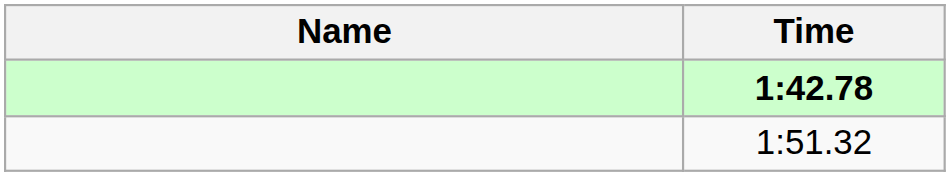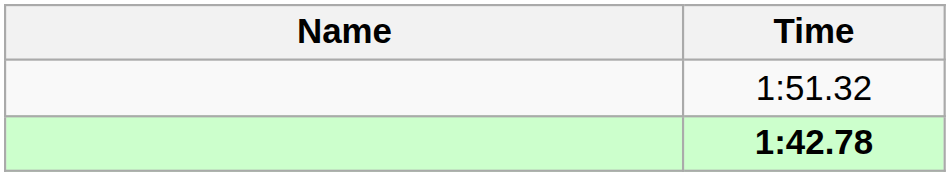rows swapped: (814, 87) <-> (814, 142)
